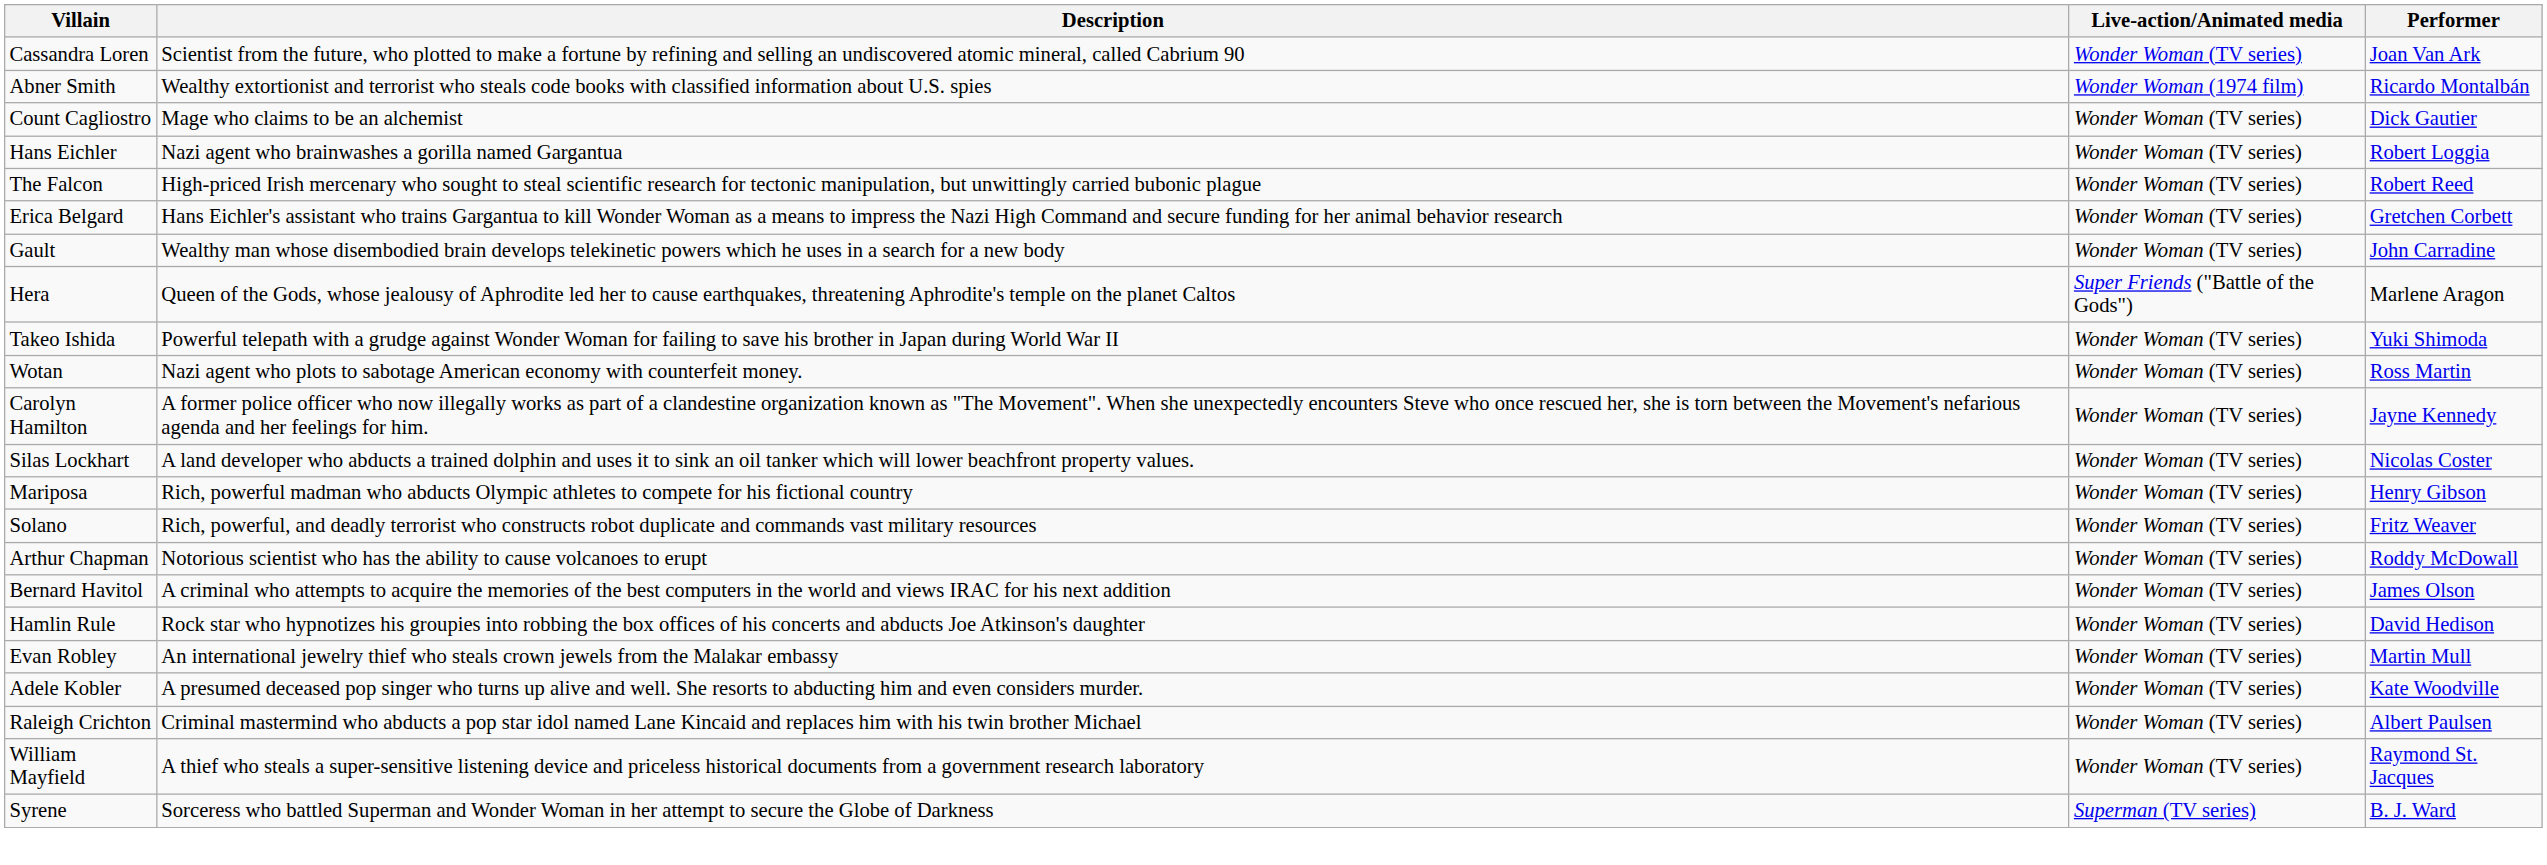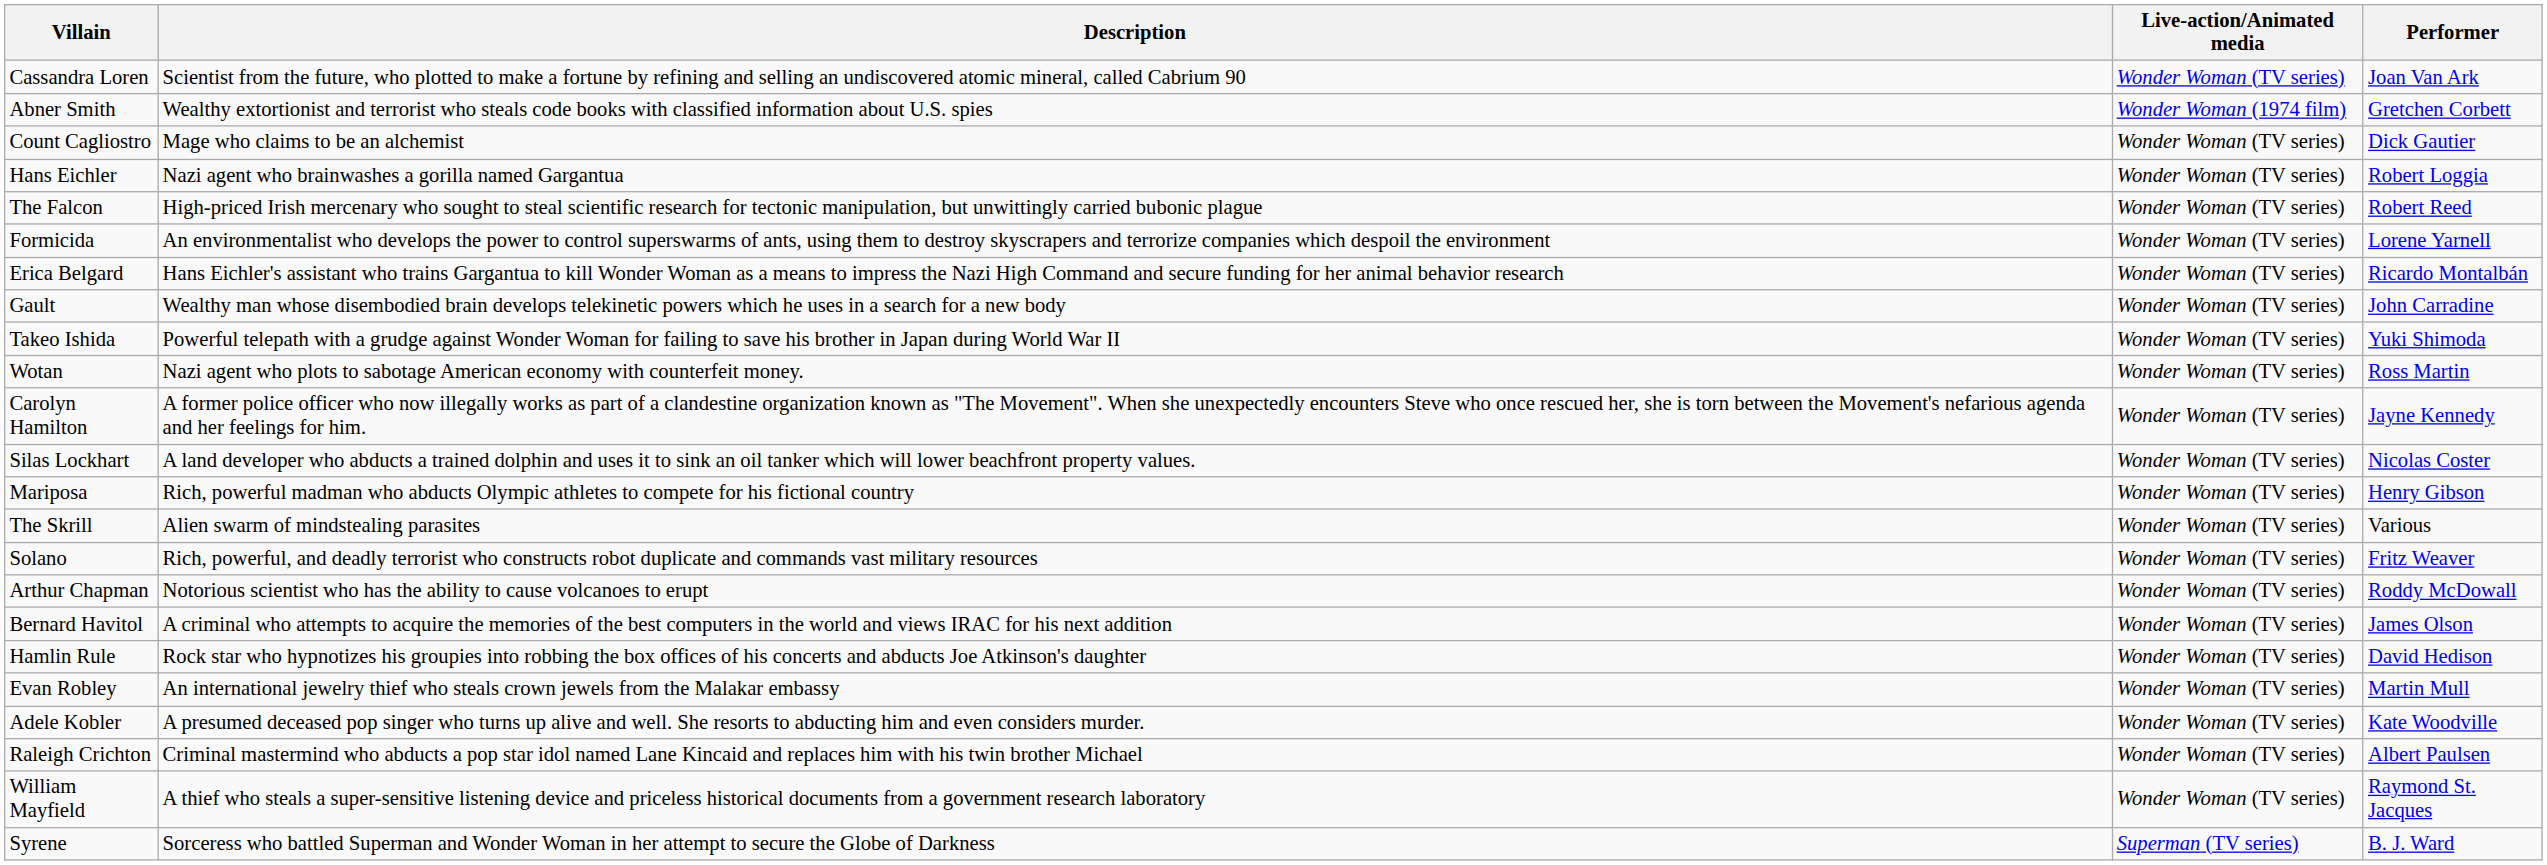(2450, 86) Ricardo Montalbán -> (2439, 109) Gretchen Corbett
+ row: (52, 240)
(2441, 217) Gretchen Corbett -> (2448, 273) Ricardo Montalbán
- row: (29, 294)
+ row: (51, 525)
